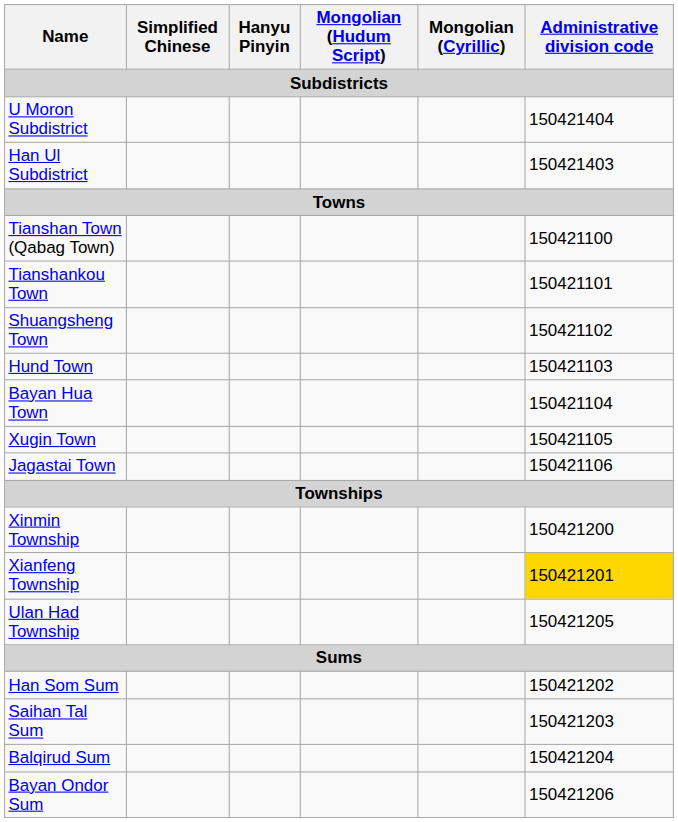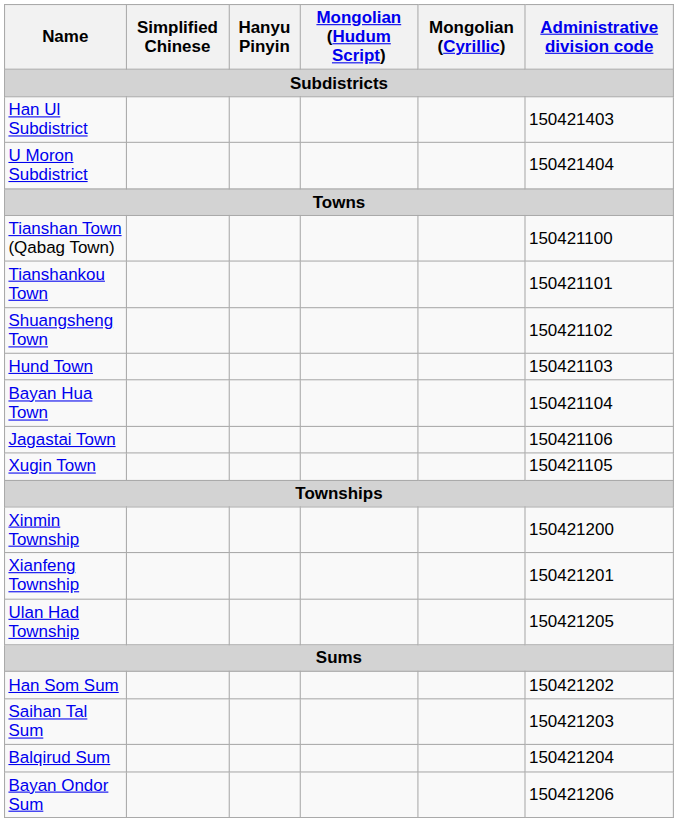rows swapped: (48, 165) <-> (48, 119)
rows swapped: (52, 439) <-> (62, 466)
(571, 575) gold background -> (571, 575) no background
